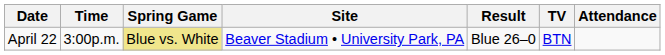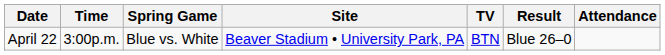columns swapped: (557, 16) <-> (503, 16)
(172, 39) khaki background -> (172, 39) no background
